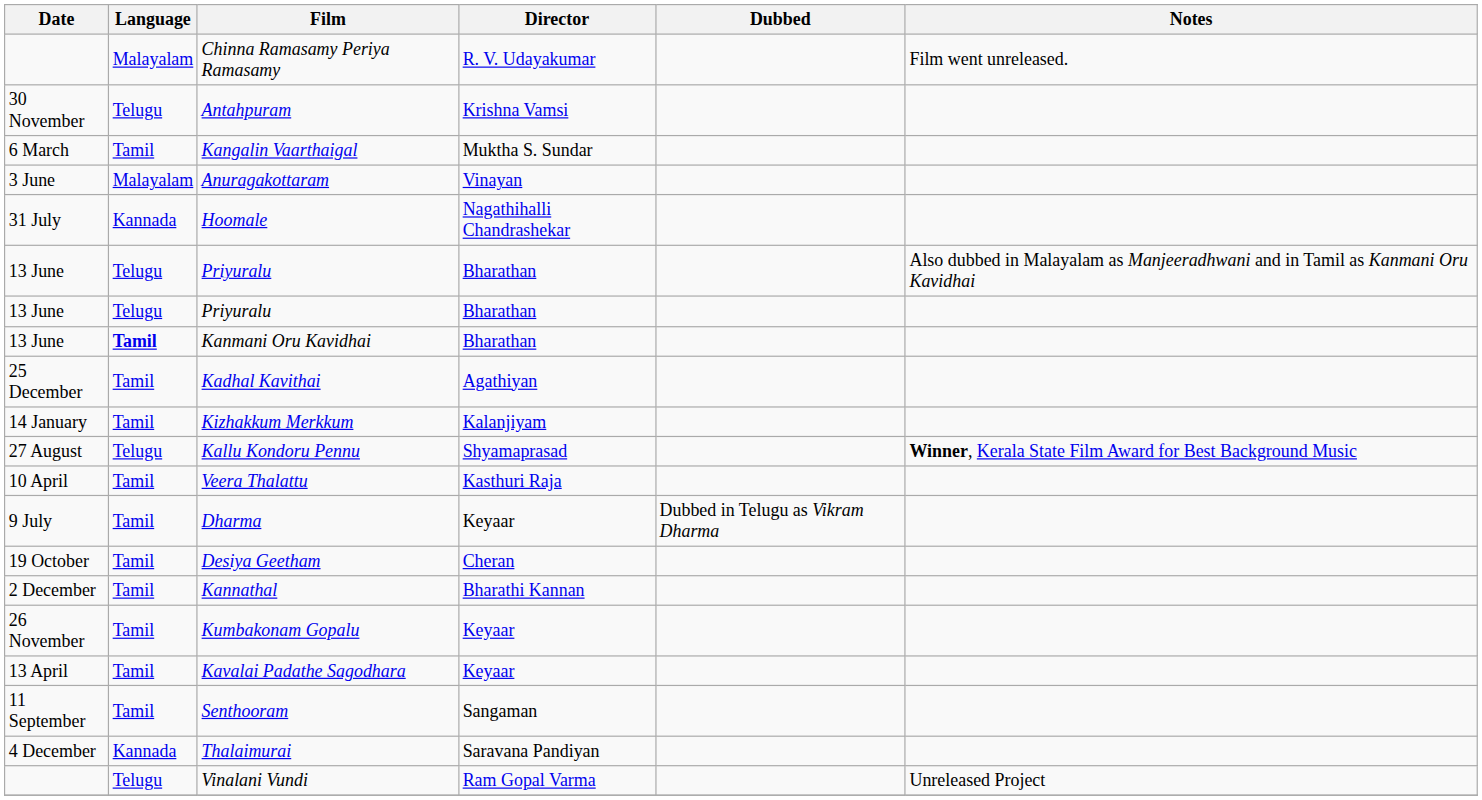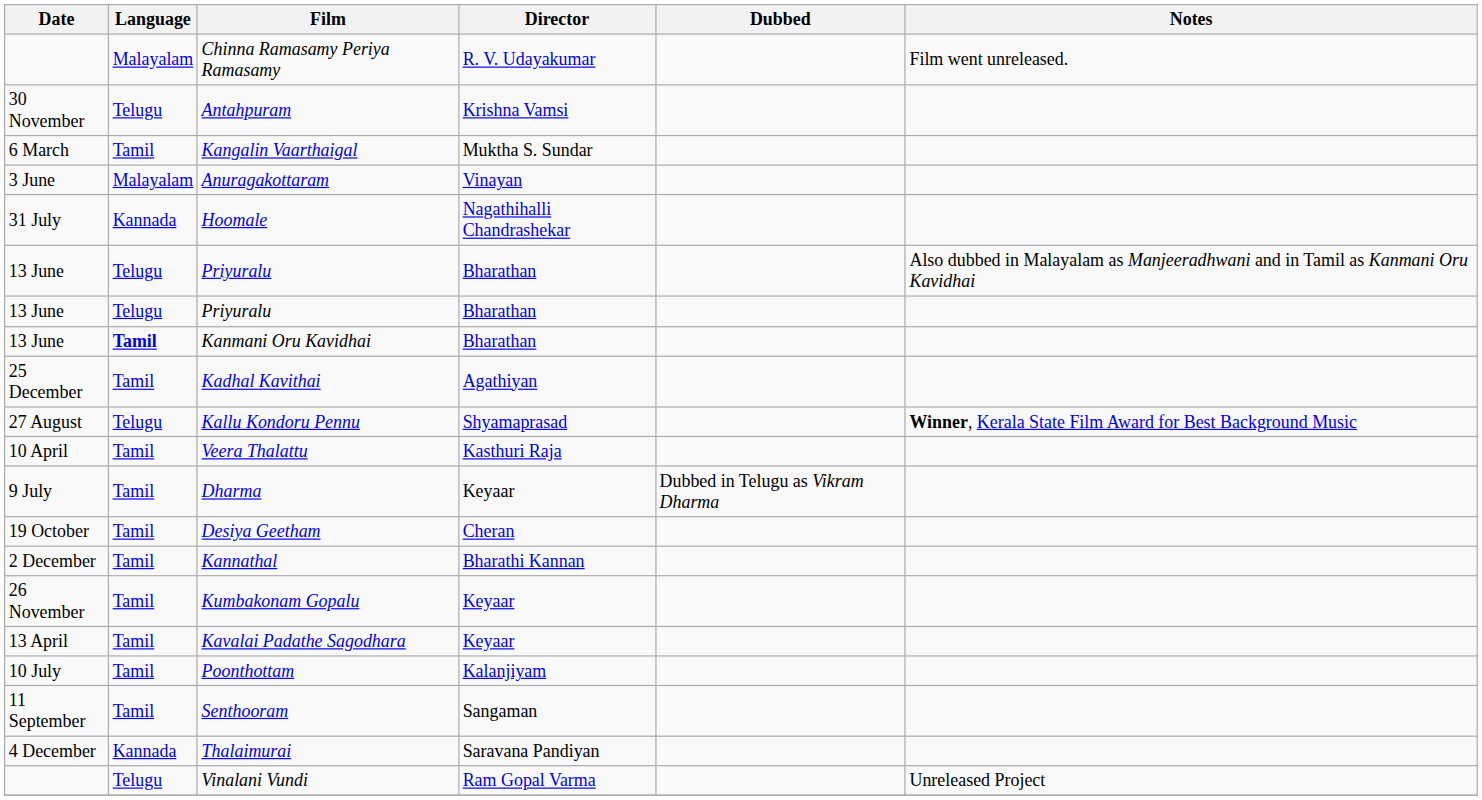- row: (48, 421)
+ row: (35, 670)
